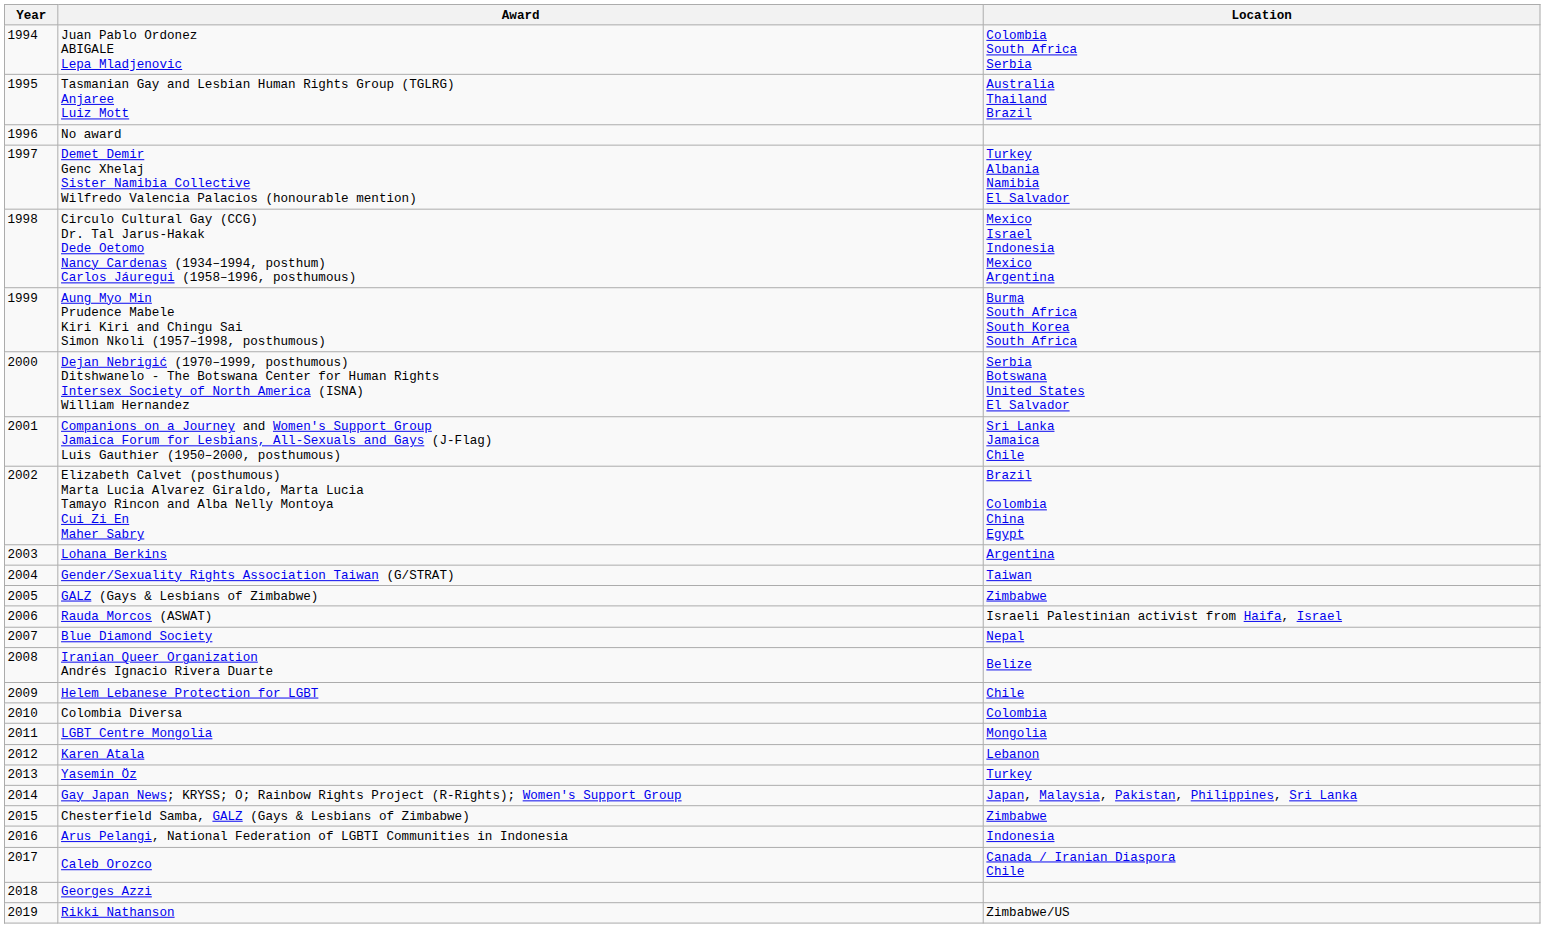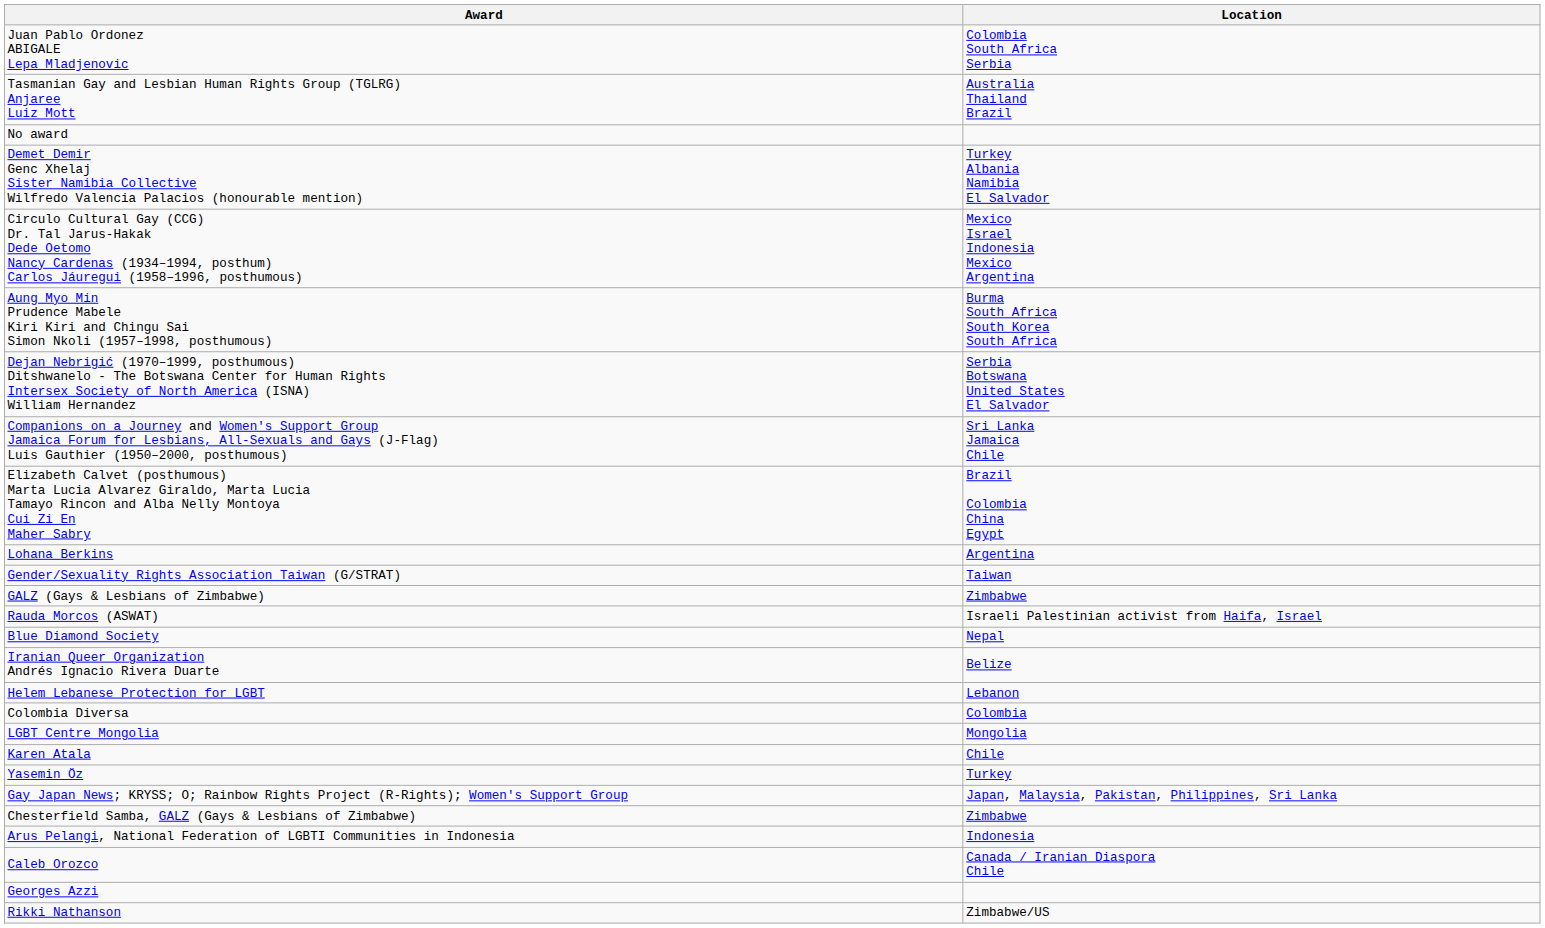- column: (31, 15)
(1005, 693) Chile -> (993, 693) Lebanon
(1013, 754) Lebanon -> (985, 754) Chile
